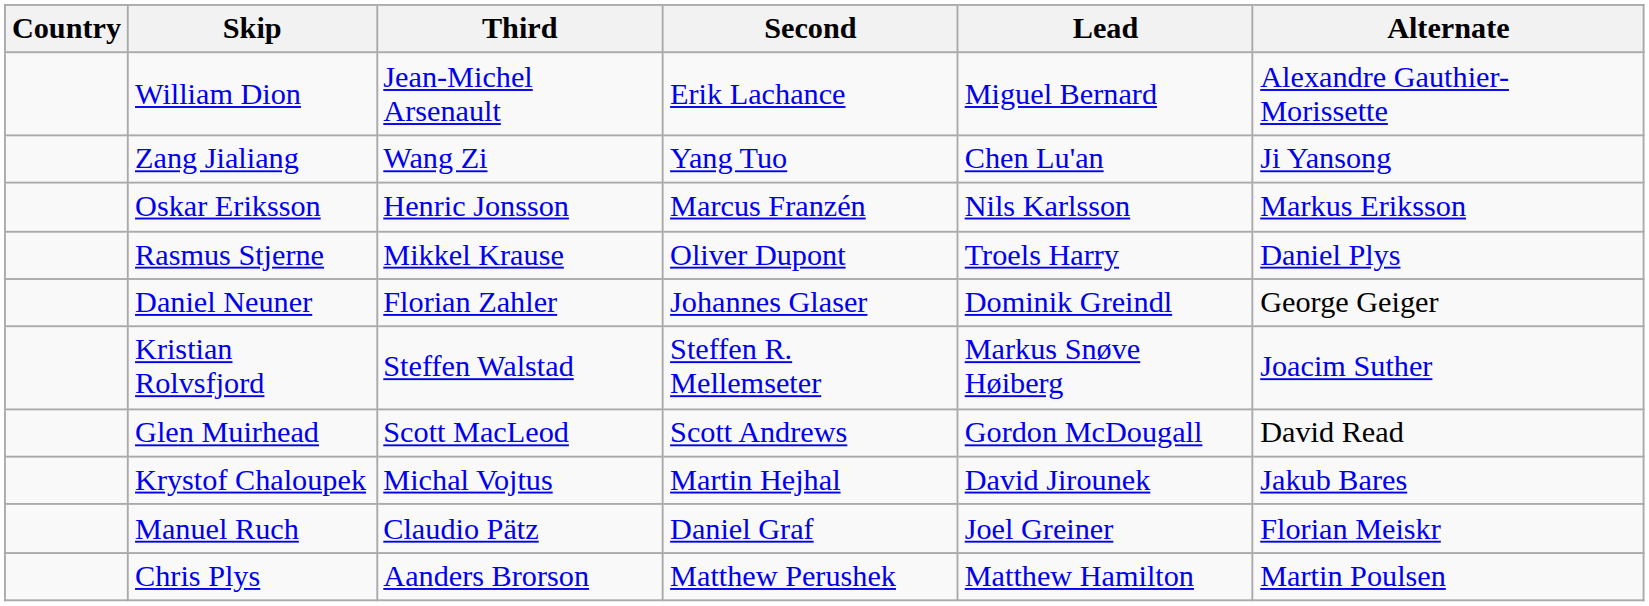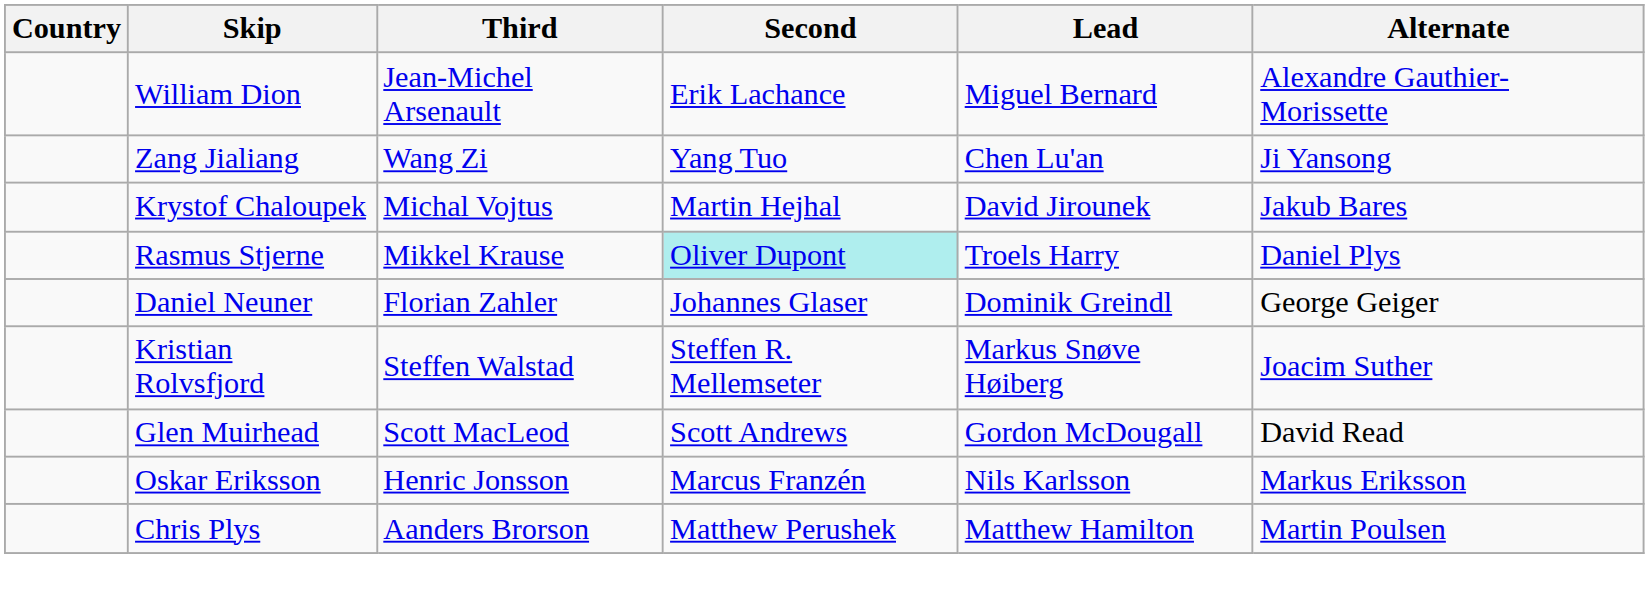rows swapped: (251, 480) <-> (228, 206)
(758, 254) no background -> (758, 254) paleturquoise background
- row: (217, 528)
